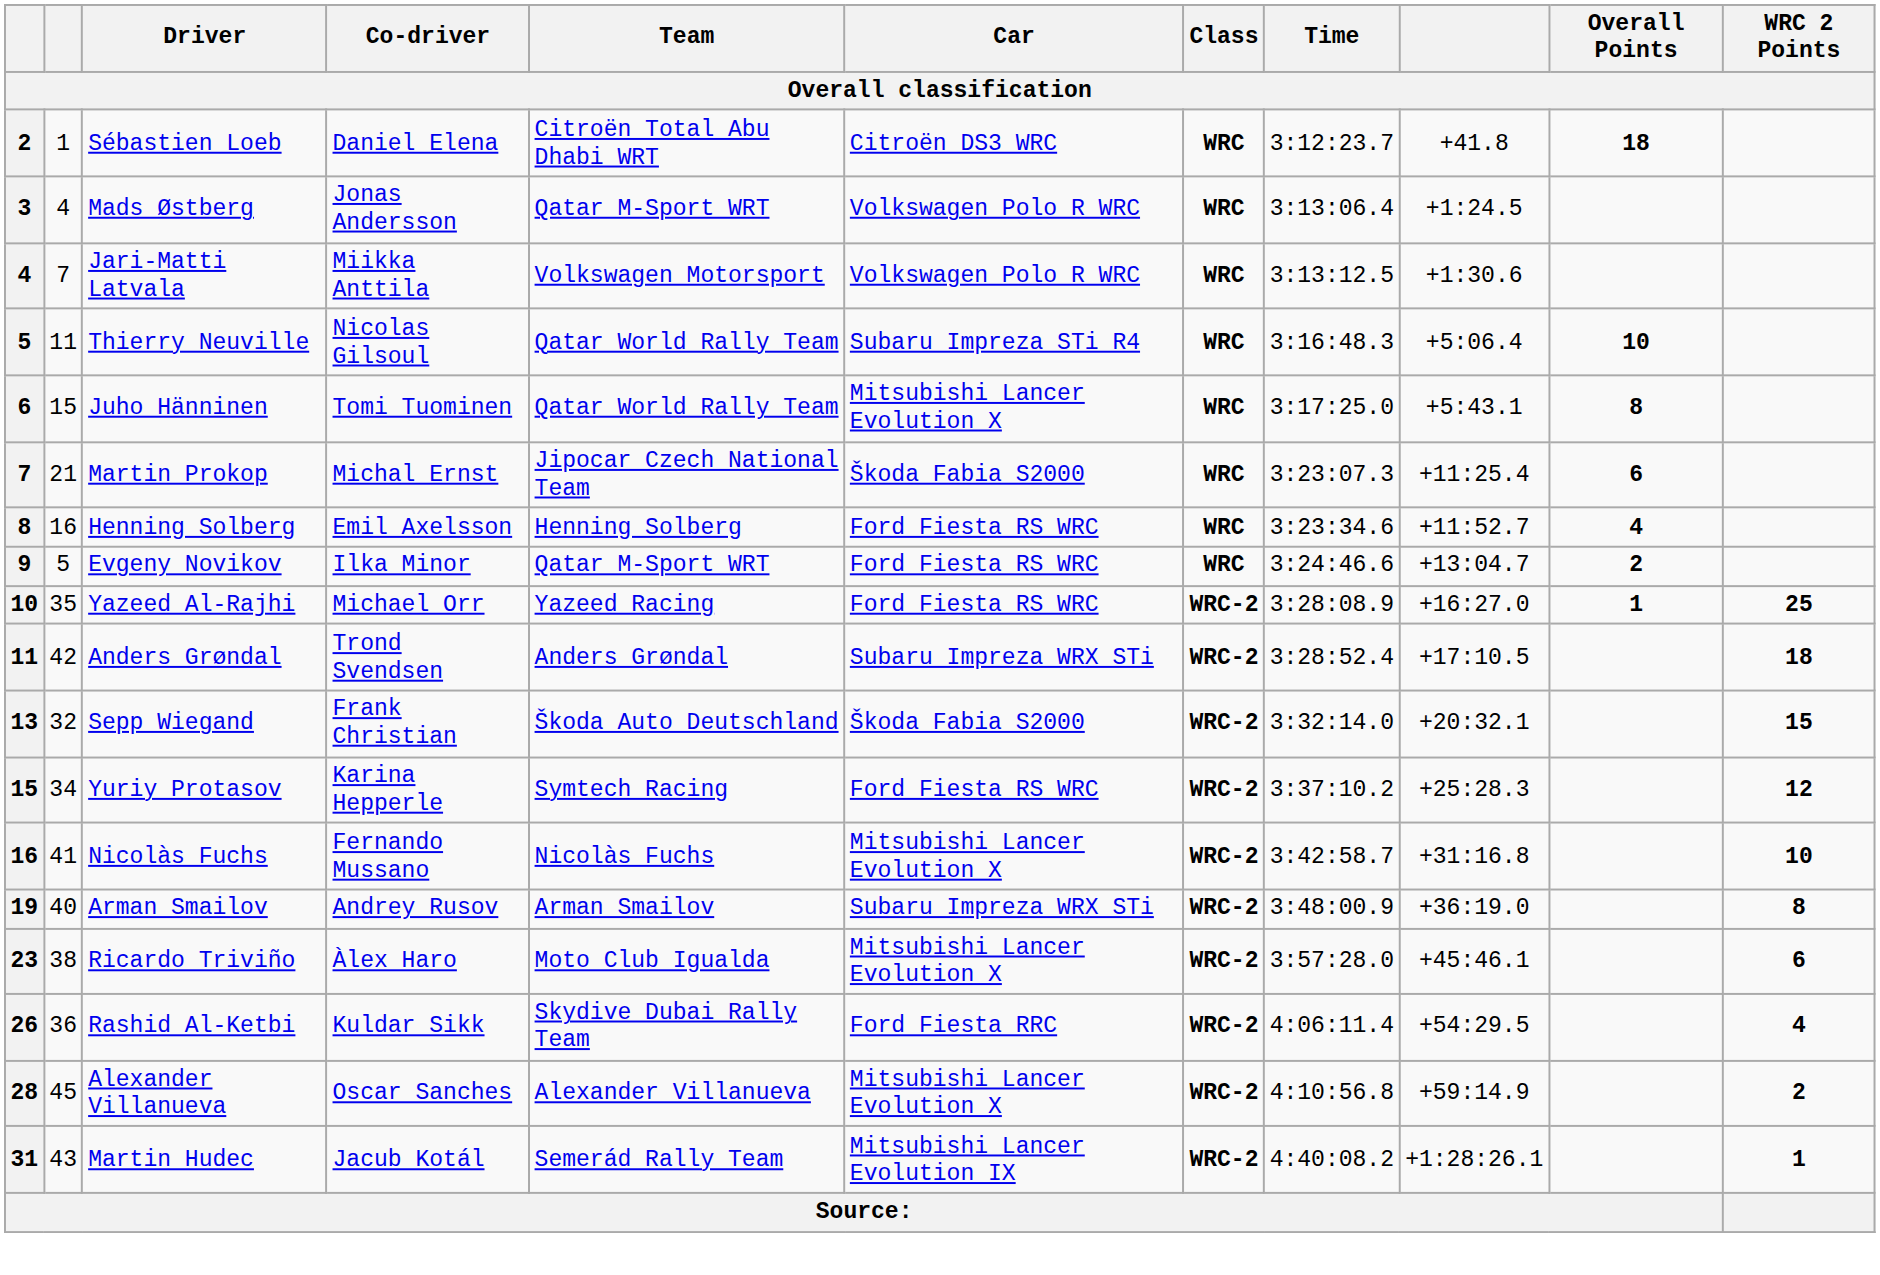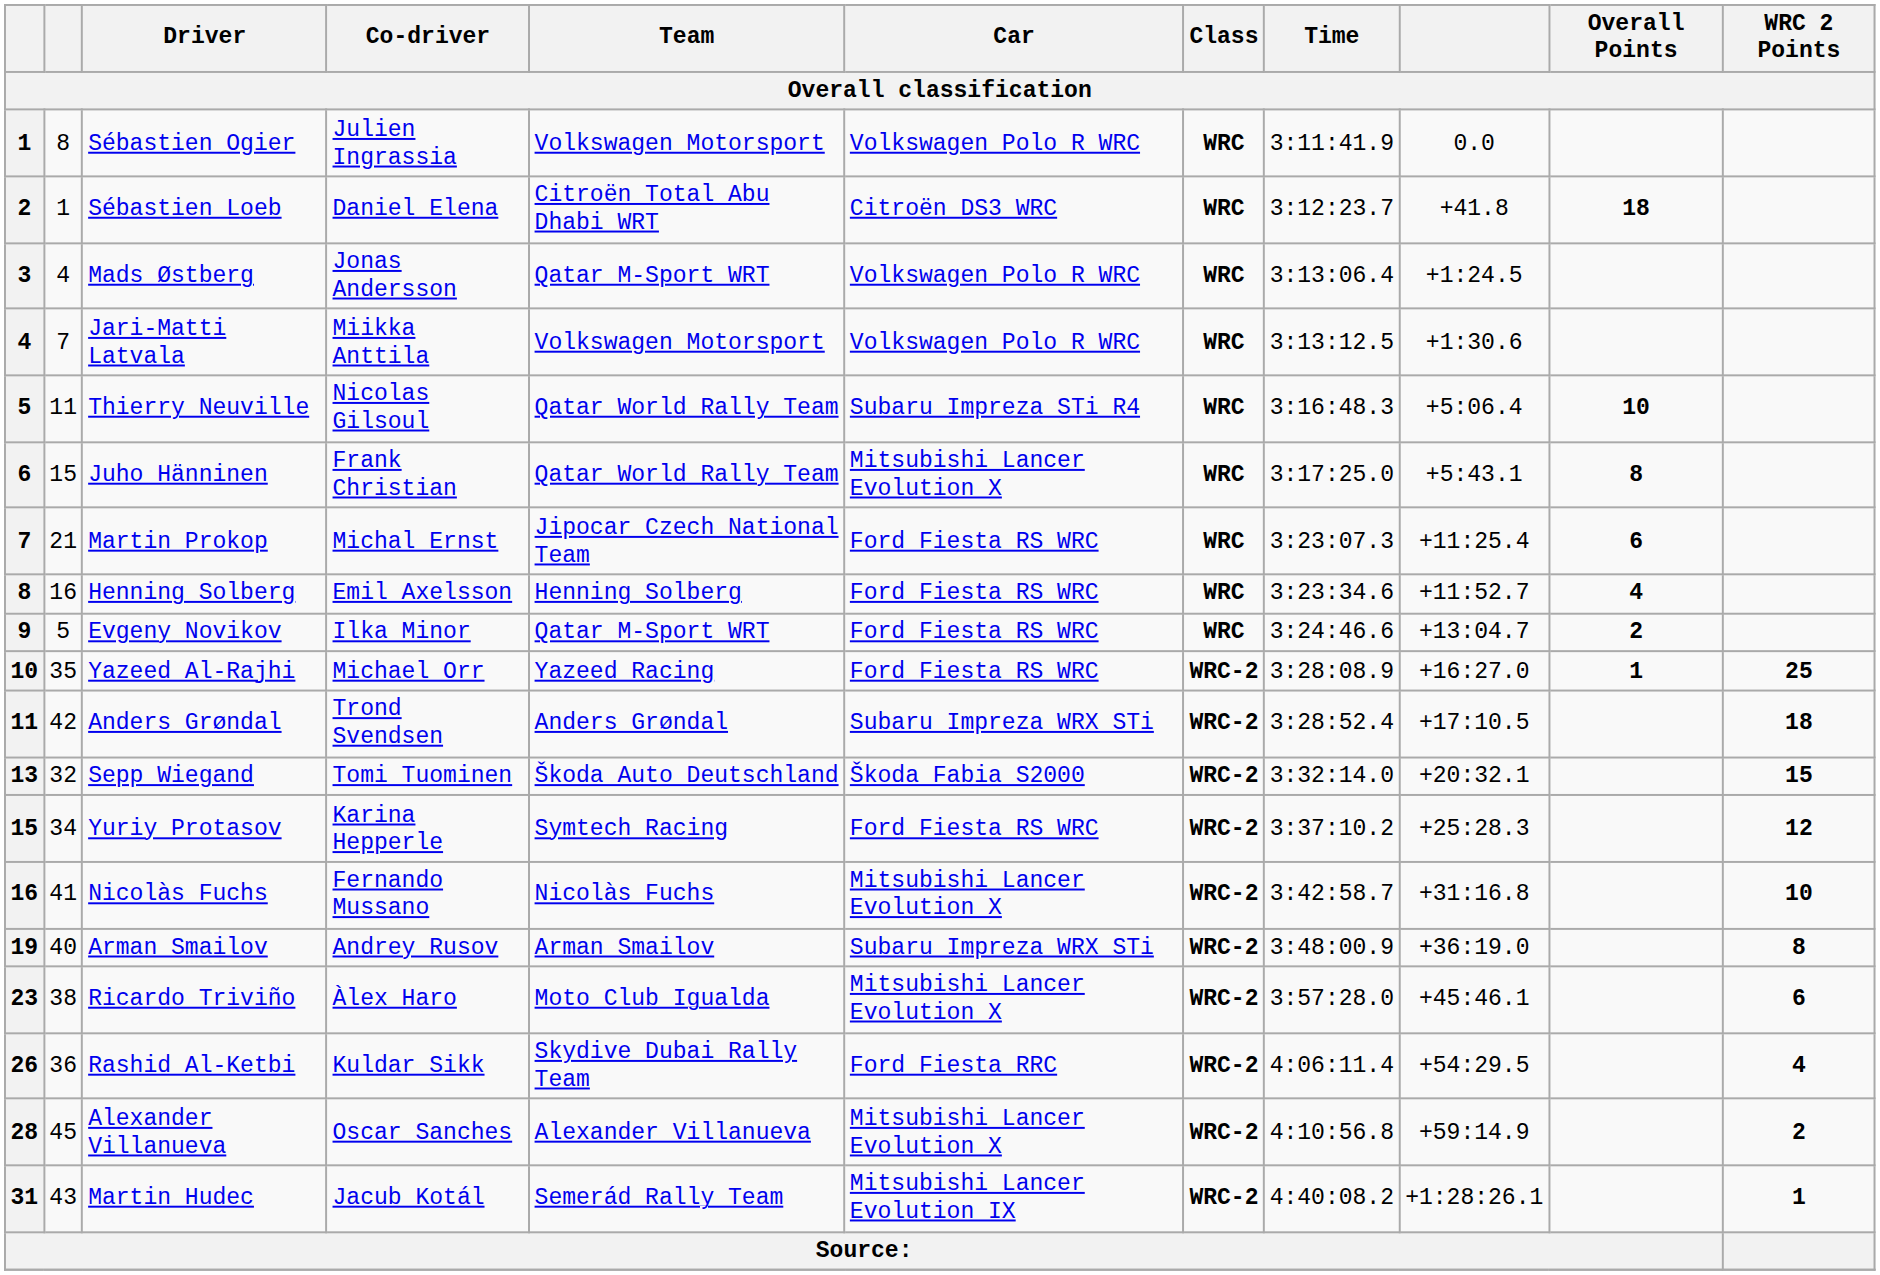+ row: (192, 143)
(422, 408) Tomi Tuominen -> (395, 474) Frank Christian
(967, 474) Škoda Fabia S2000 -> (974, 541) Ford Fiesta RS WRC
(395, 723) Frank Christian -> (422, 776) Tomi Tuominen
